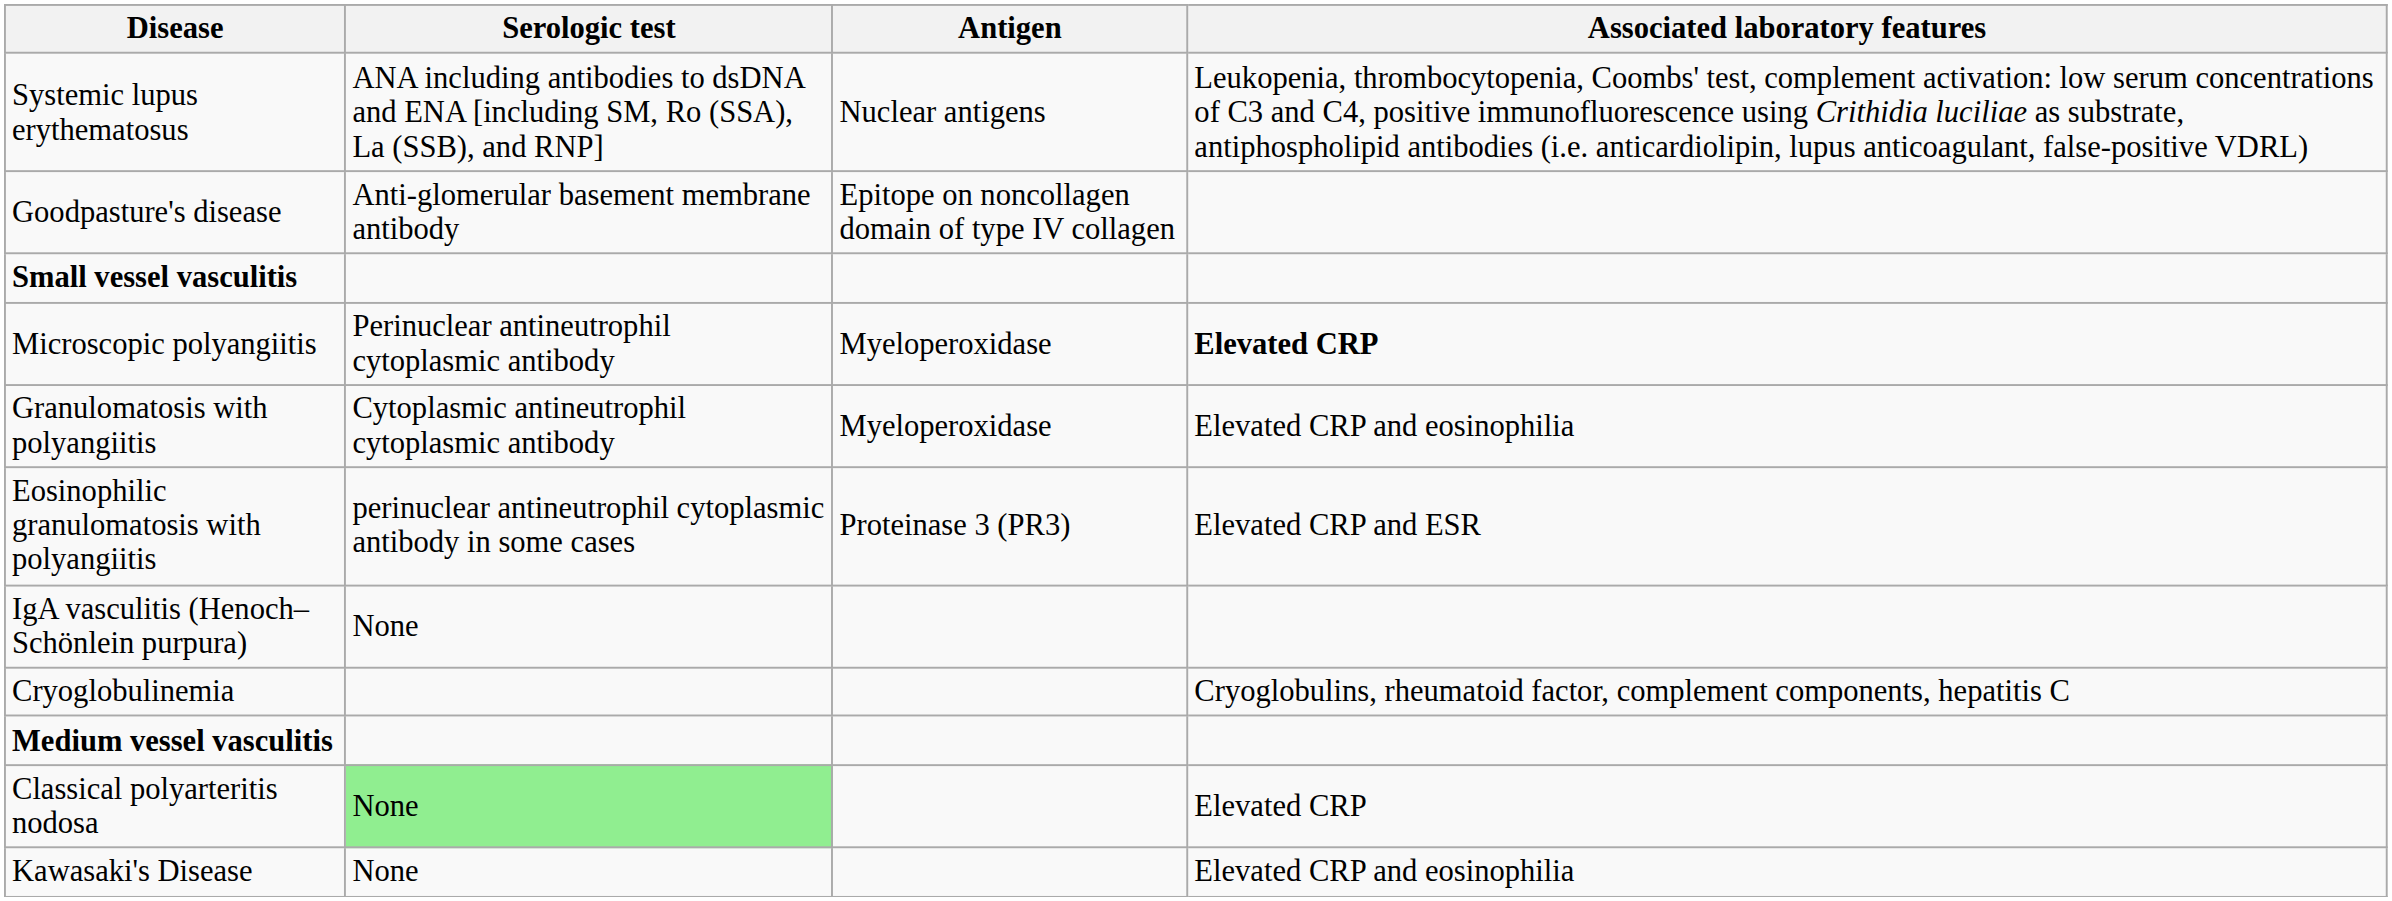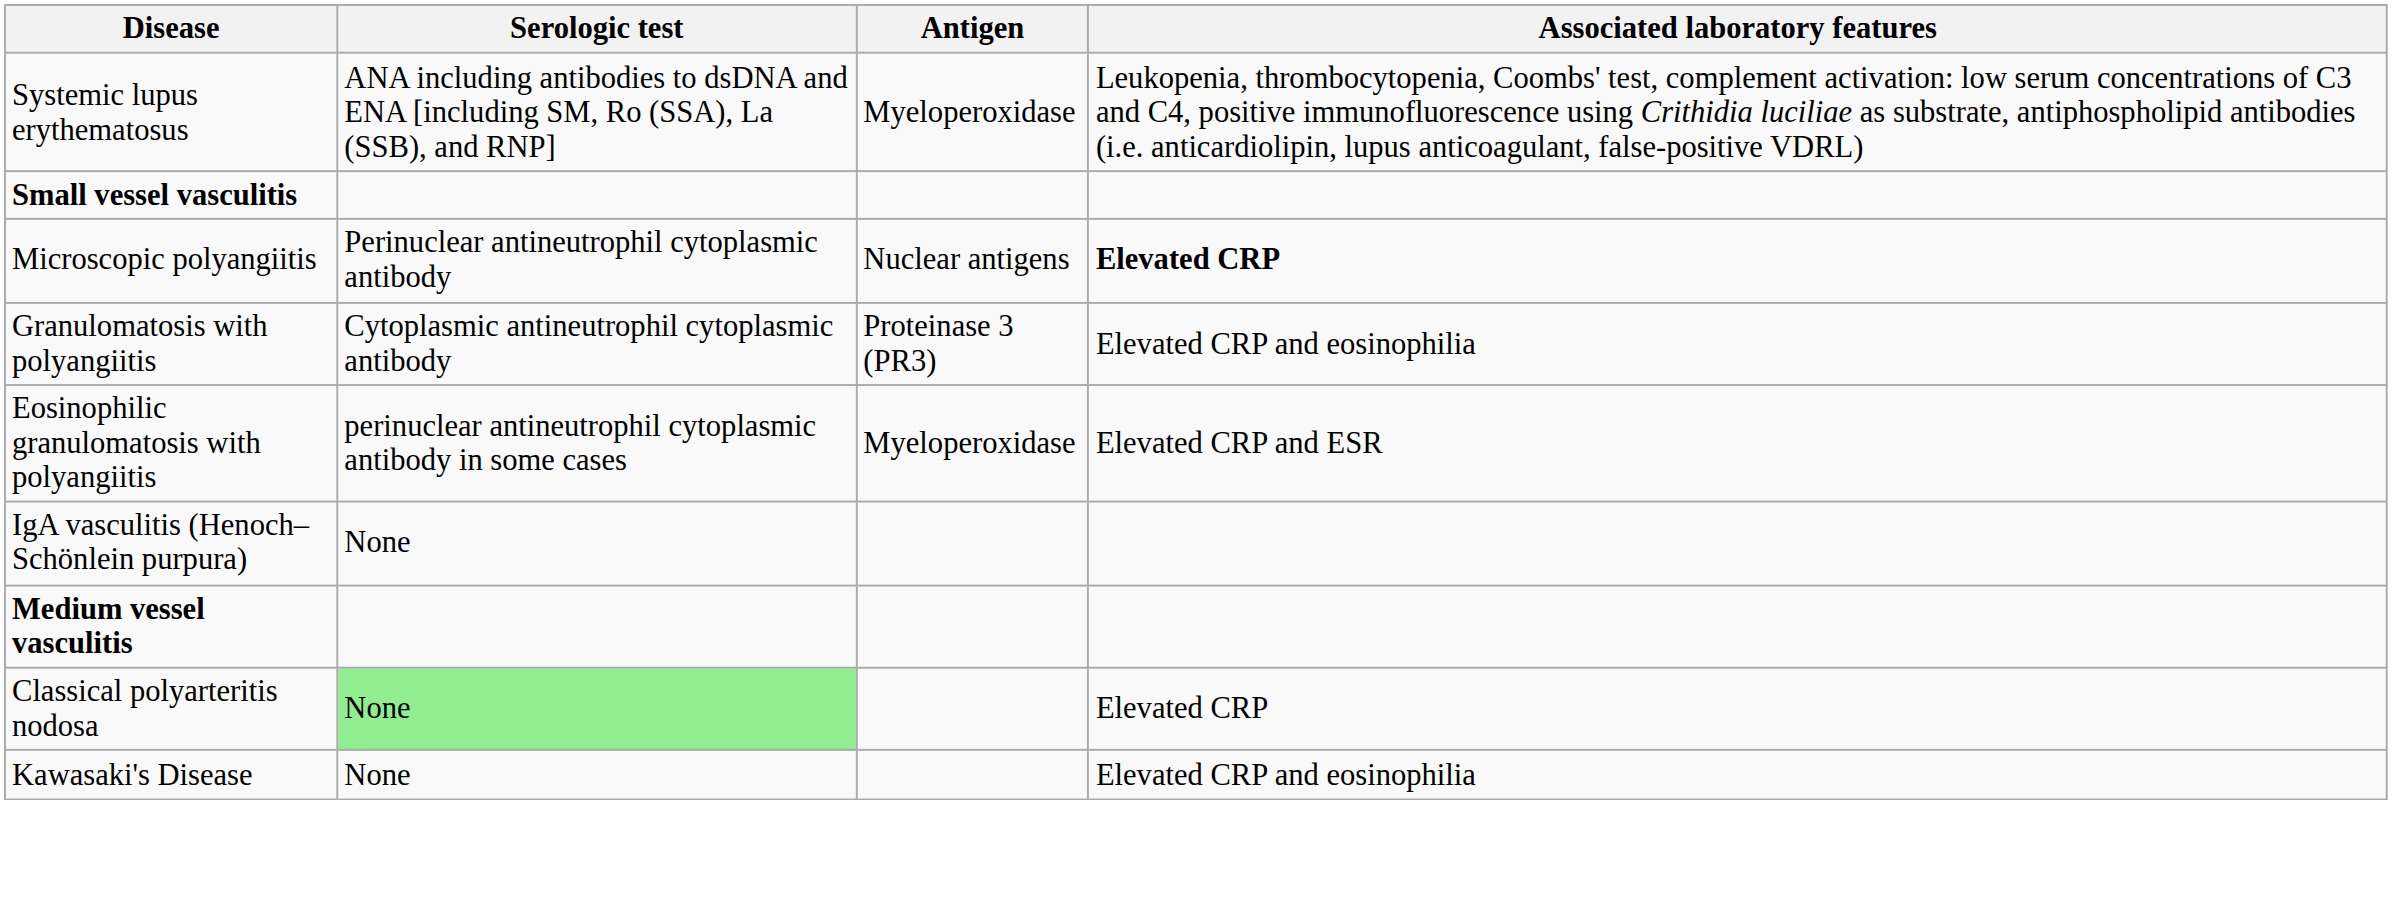(943, 111) Nuclear antigens -> (969, 111) Myeloperoxidase
- row: (147, 211)
(946, 342) Myeloperoxidase -> (966, 260) Nuclear antigens
(946, 425) Myeloperoxidase -> (938, 342) Proteinase 3 (PR3)
(955, 525) Proteinase 3 (PR3) -> (969, 442) Myeloperoxidase
- row: (123, 691)
